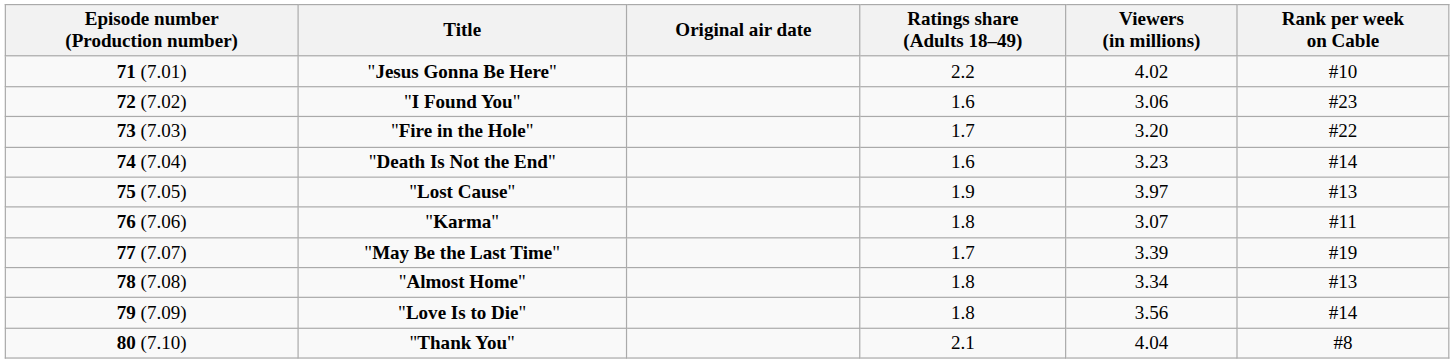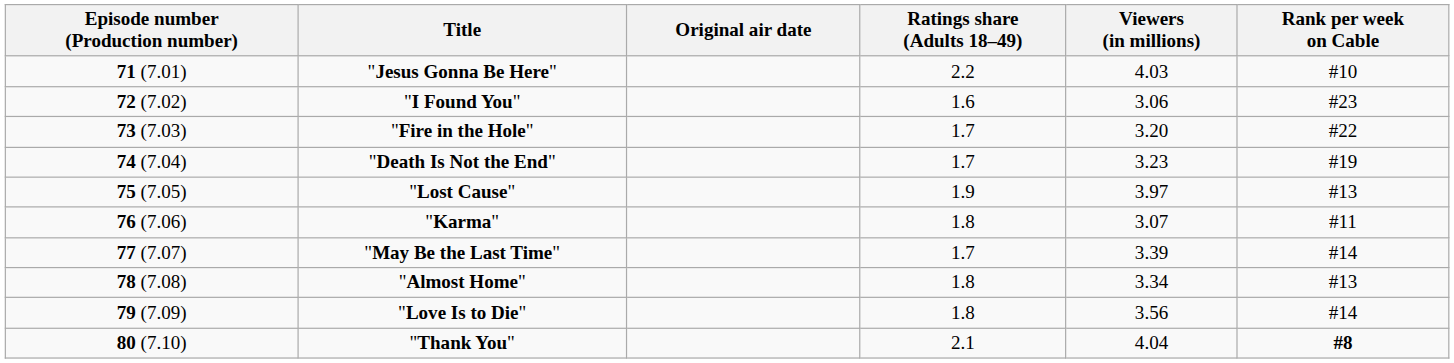(1152, 71) 4.02 -> (1152, 71) 4.03
(963, 161) 1.6 -> (963, 161) 1.7
(1343, 161) #14 -> (1343, 161) #19
(1343, 252) #19 -> (1343, 252) #14
(1343, 342) normal -> (1343, 342) bold
